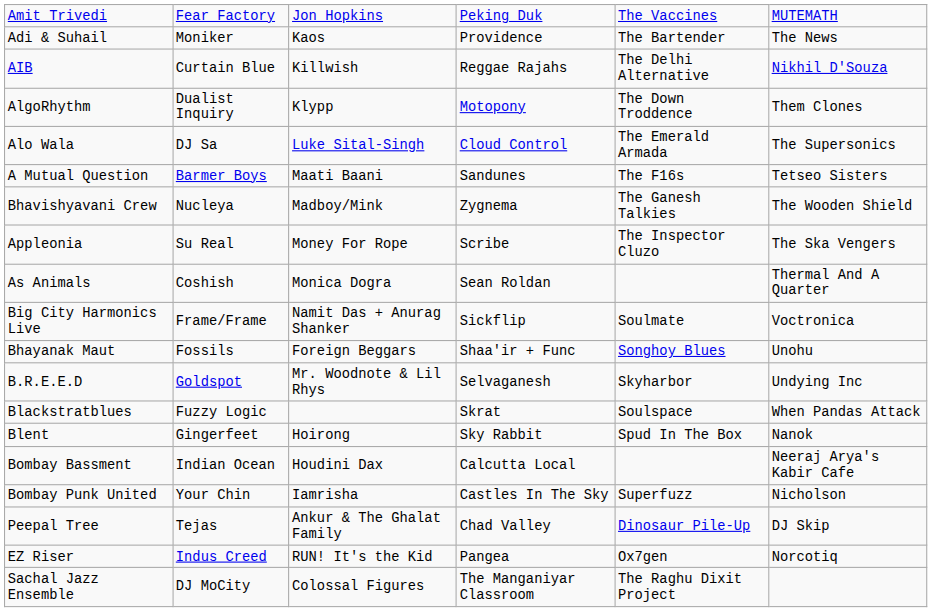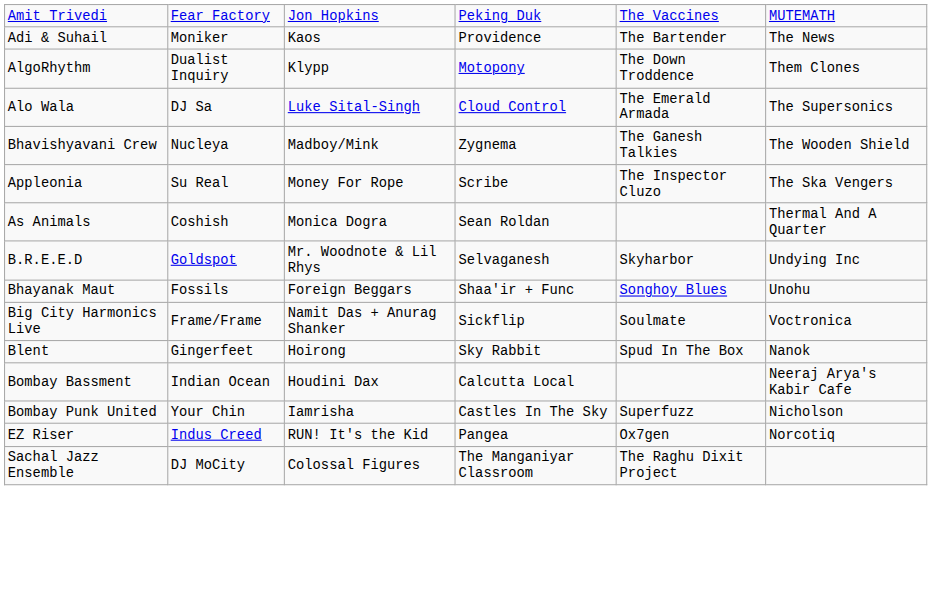- row: (20, 69)
- row: (78, 176)
rows swapped: (45, 382) <-> (82, 321)
- row: (70, 412)
- row: (53, 526)
